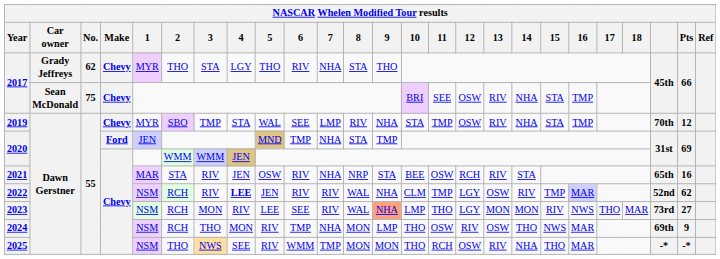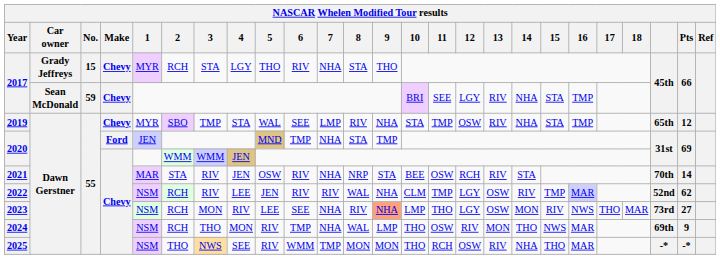(91, 67) 62 -> (91, 67) 15
(178, 67) THO -> (178, 67) RCH
(91, 98) 75 -> (91, 98) 59
(470, 98) OSW -> (470, 98) LGY
(664, 122) 70th -> (664, 122) 65th
(664, 175) 65th -> (664, 175) 70th
(686, 175) 16 -> (686, 175) 14
(241, 192) bold -> (241, 192) normal
(330, 210) RIV -> (330, 210) NHA
(358, 210) WAL -> (358, 210) RIV
(498, 210) MON -> (498, 210) OSW
(358, 228) MON -> (358, 228) WAL
(498, 228) OSW -> (498, 228) MON
